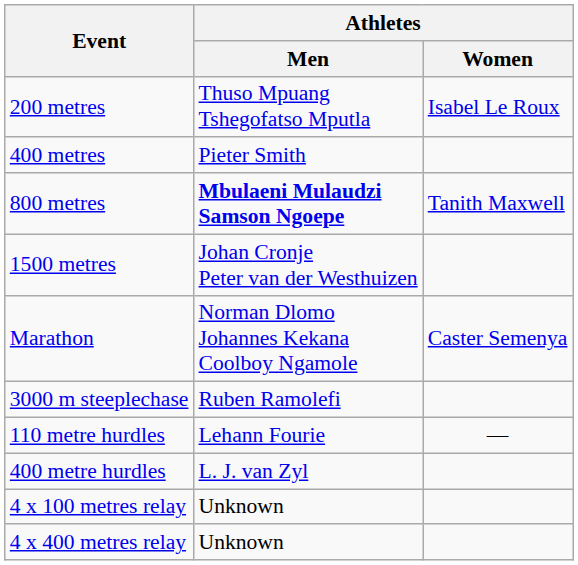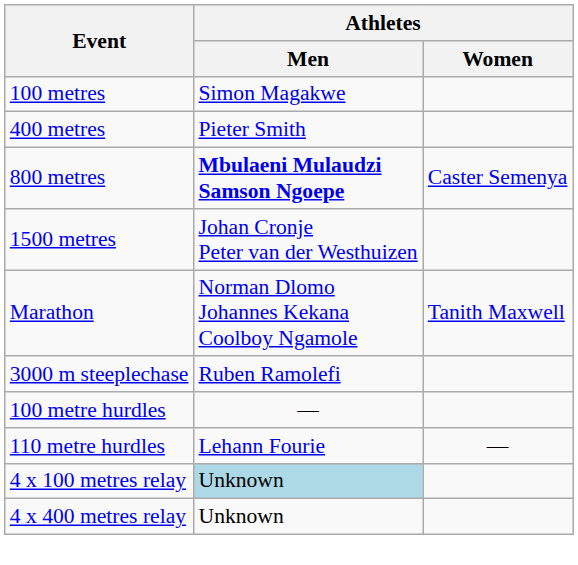+ row: (57, 93)
- row: (57, 106)
(496, 203) Tanith Maxwell -> (498, 177) Caster Semenya
(498, 338) Caster Semenya -> (496, 312) Tanith Maxwell
+ row: (88, 409)
- row: (88, 470)
(241, 506) no background -> (241, 480) lightblue background
